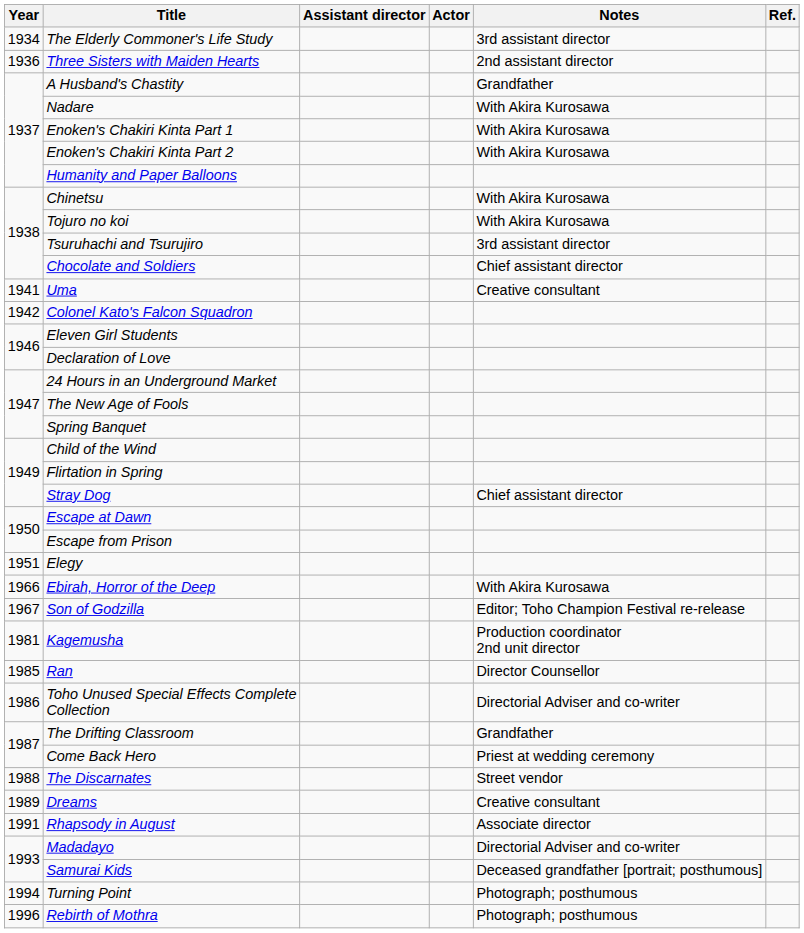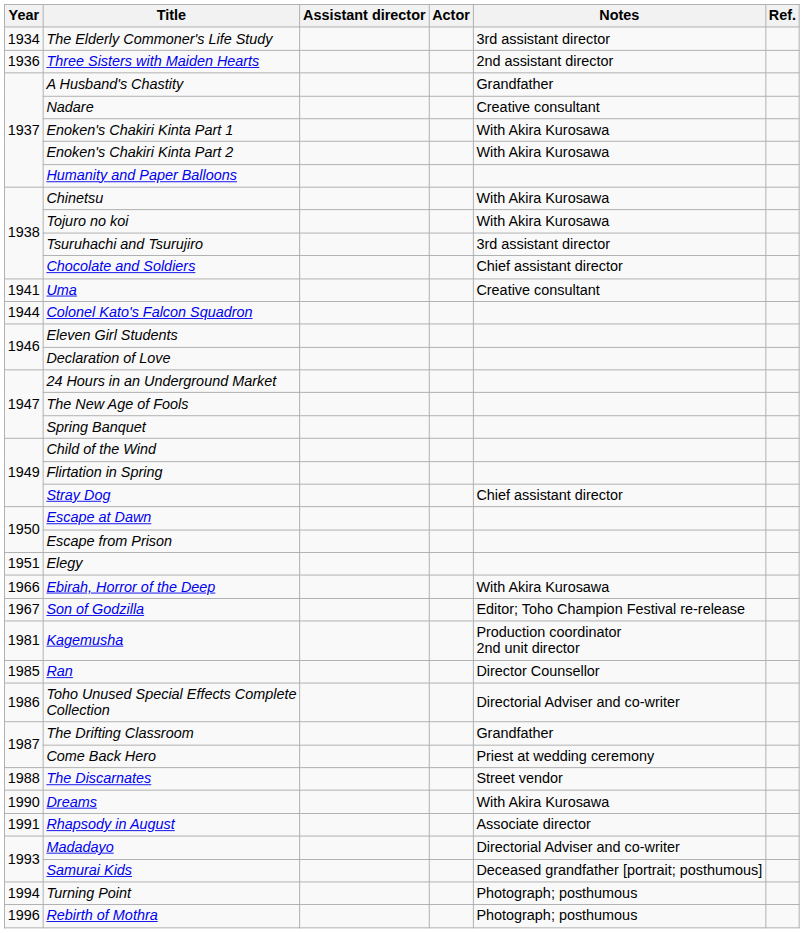(543, 107) With Akira Kurosawa -> (538, 107) Creative consultant
(24, 312) 1942 -> (24, 312) 1944
(24, 801) 1989 -> (24, 801) 1990
(538, 801) Creative consultant -> (543, 801) With Akira Kurosawa
